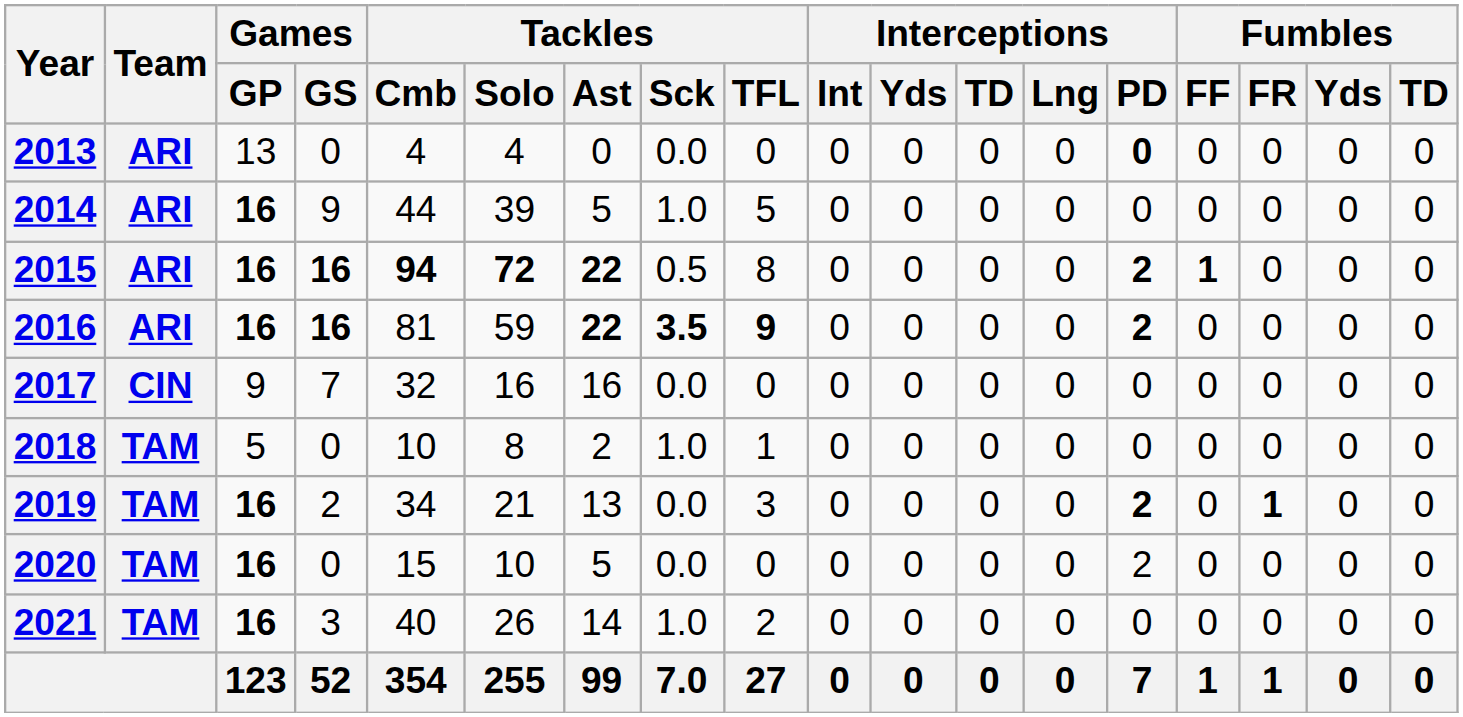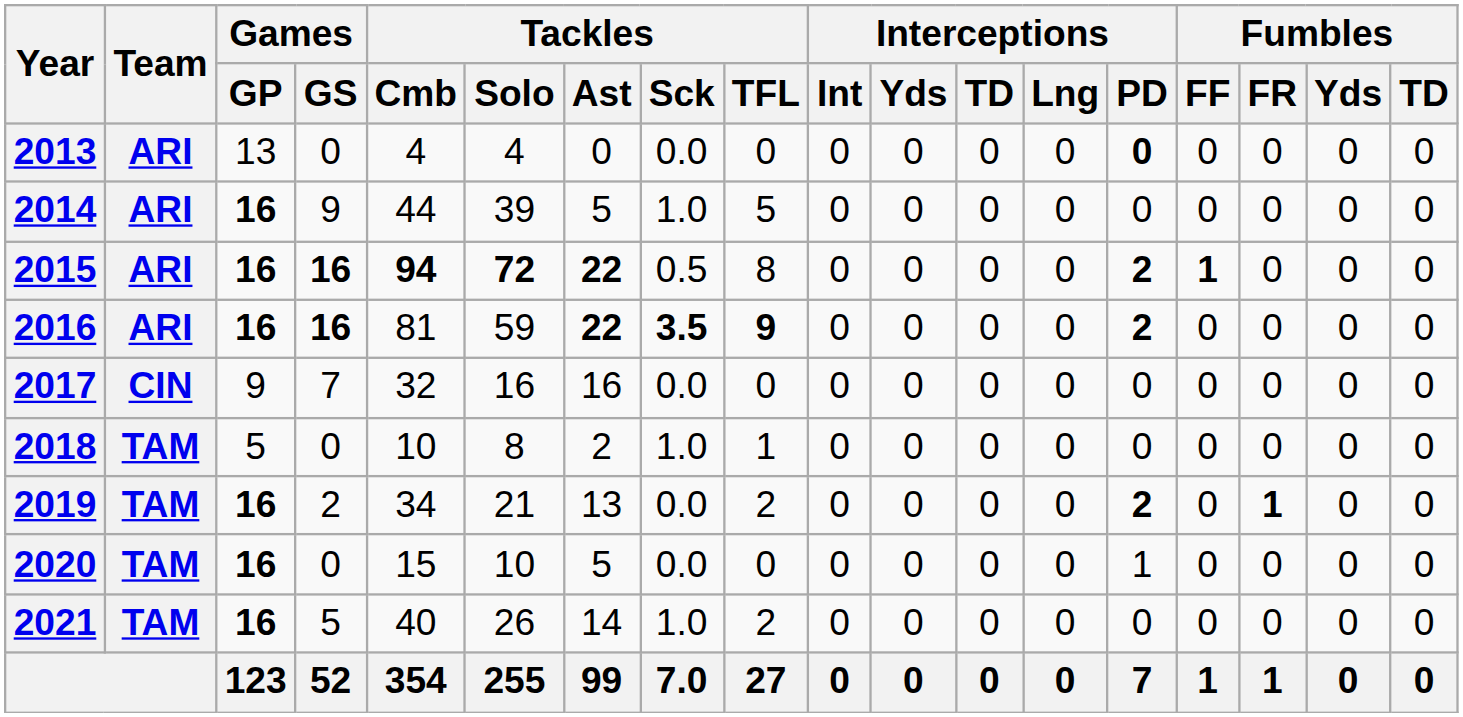(766, 504) 3 -> (766, 504) 2
(1142, 563) 2 -> (1142, 563) 1
(331, 622) 3 -> (331, 622) 5
